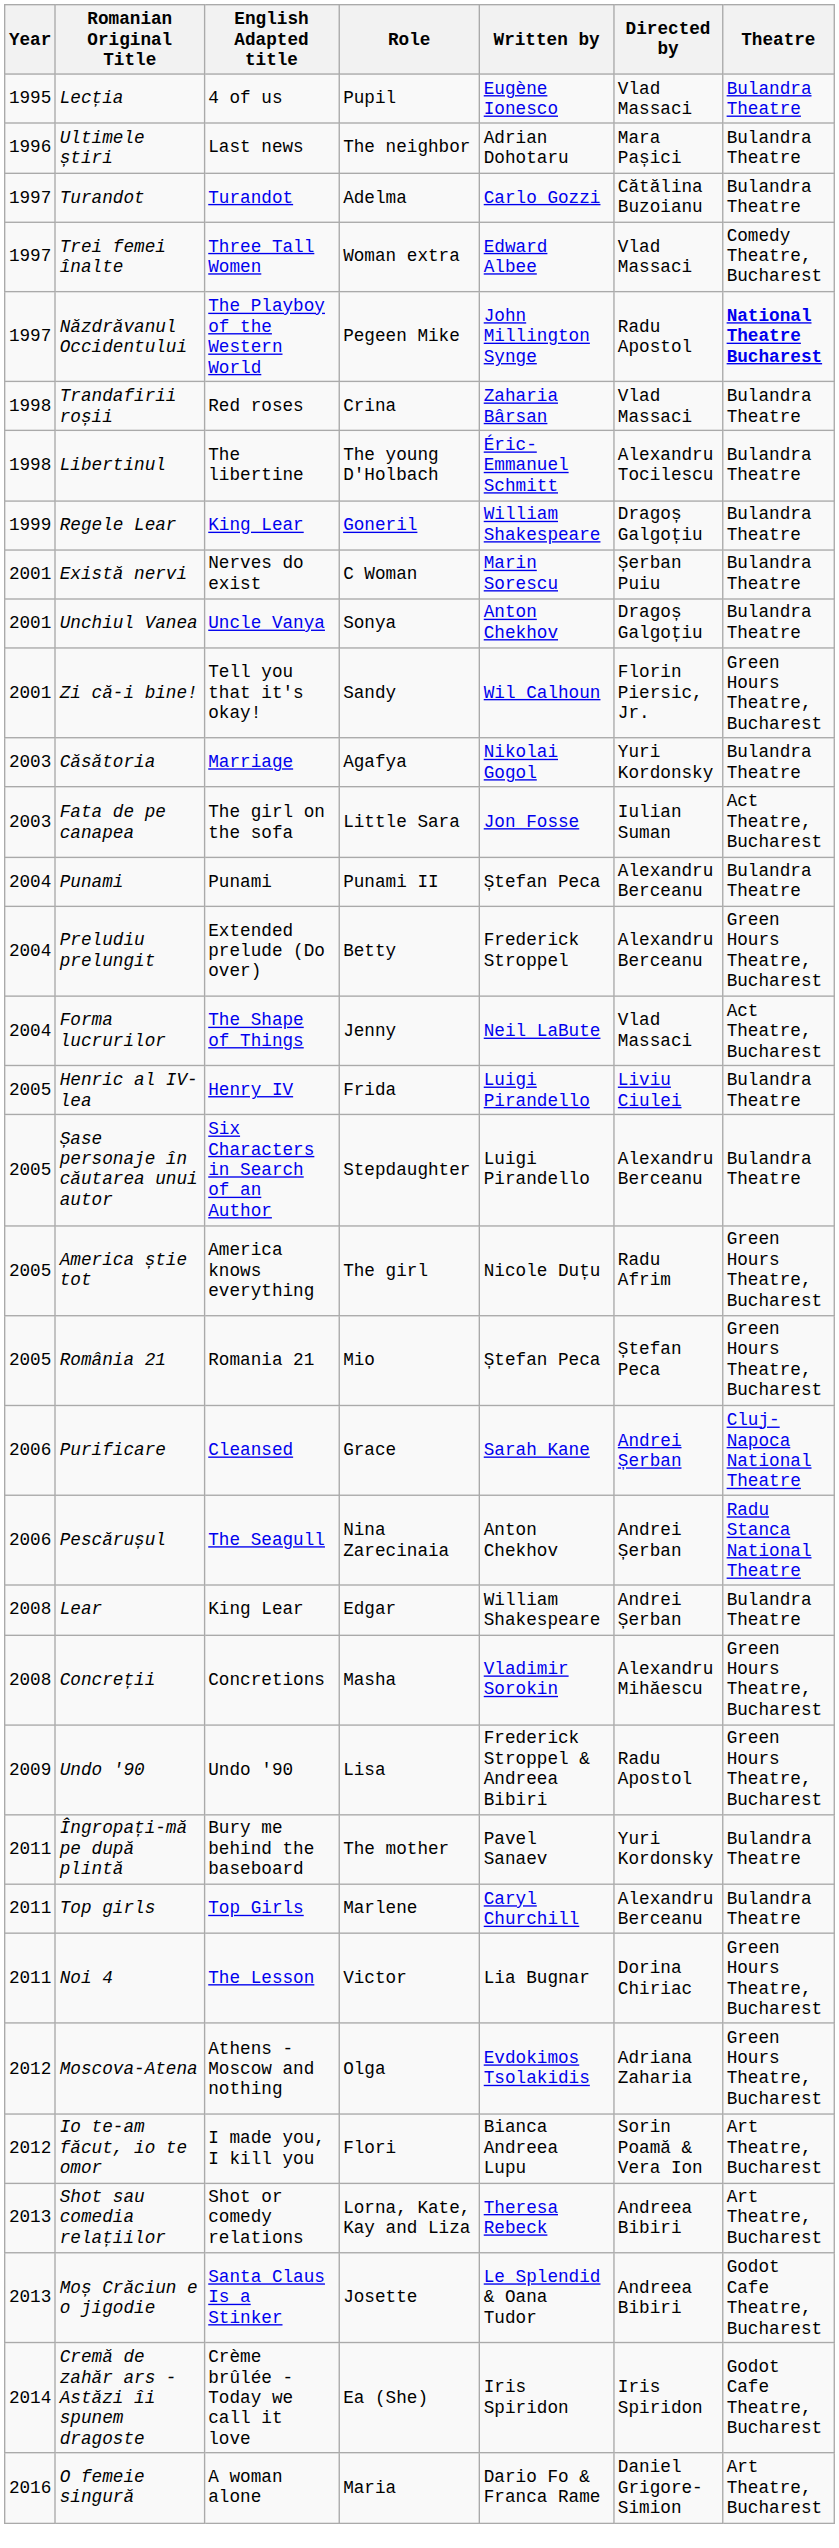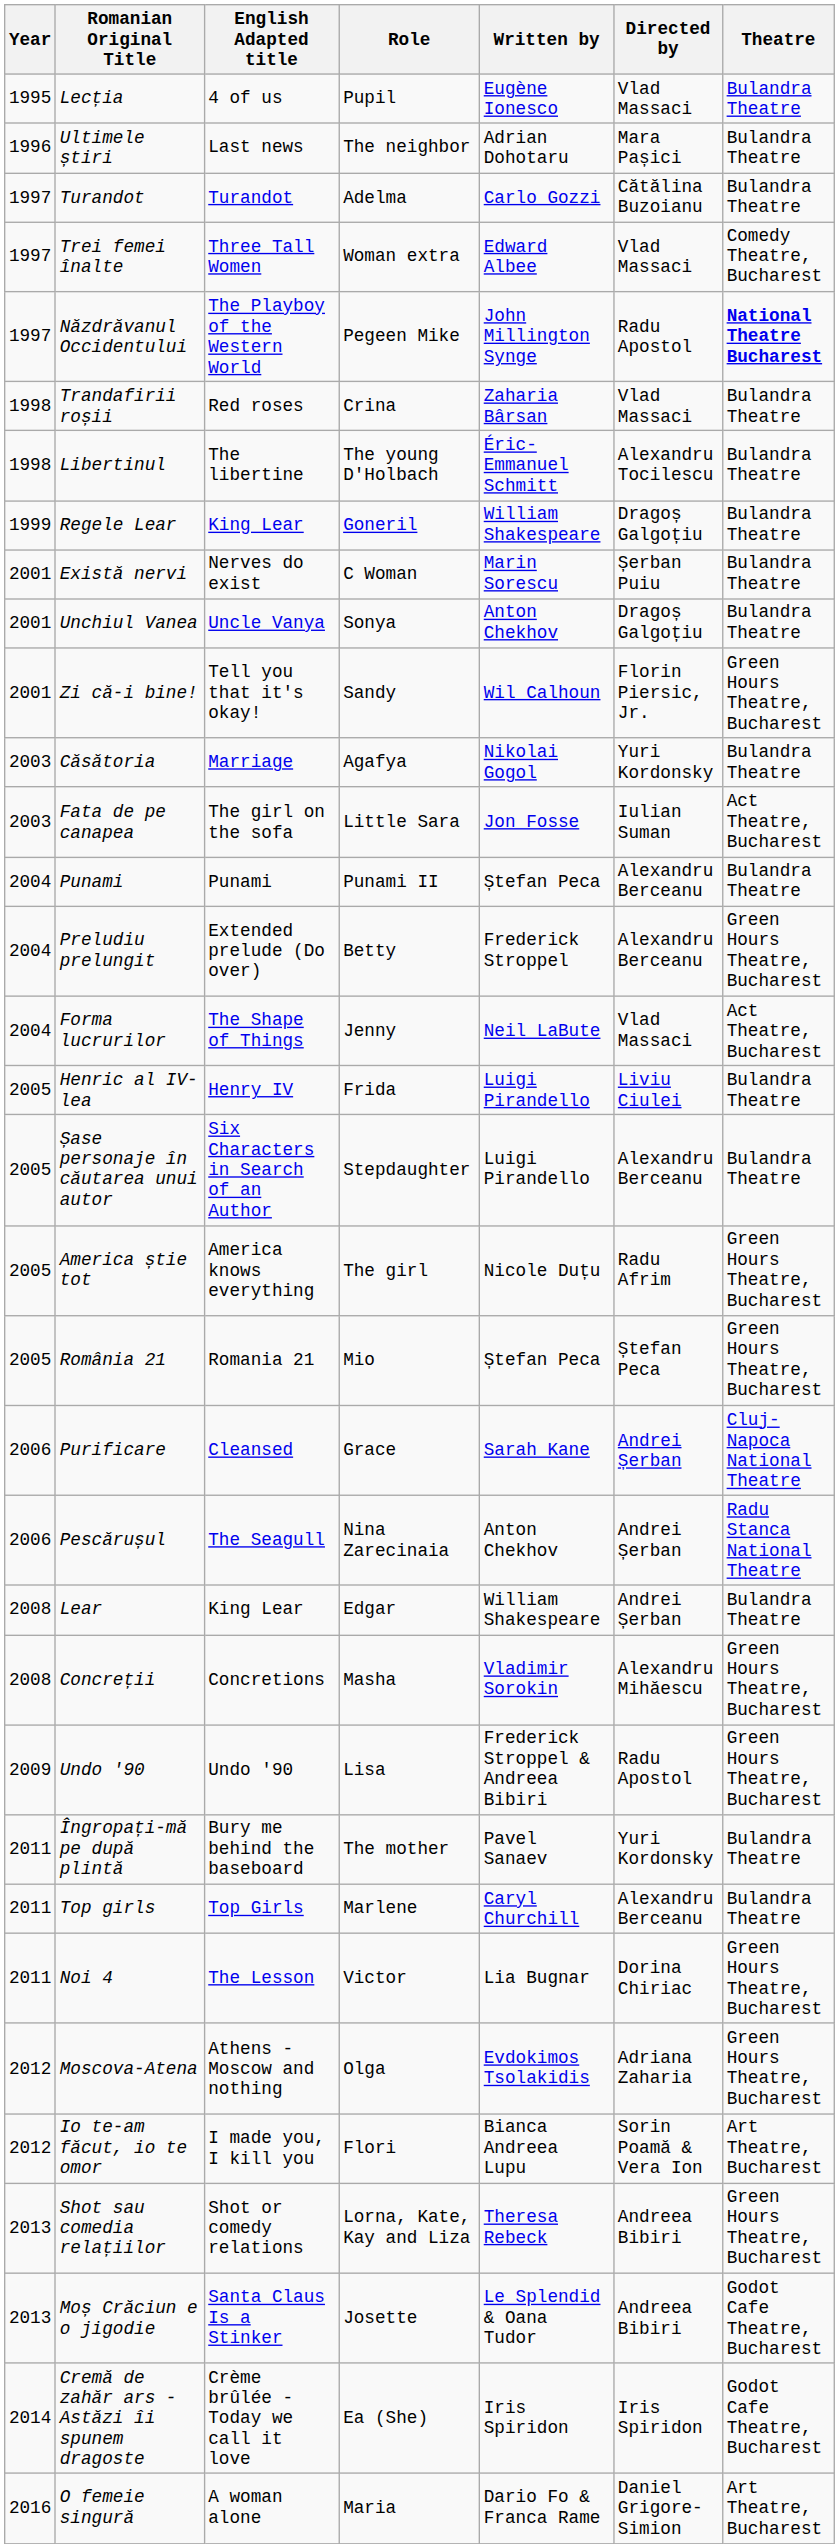(774, 2218) Art Theatre, Bucharest -> (774, 2228) Green Hours Theatre, Bucharest
